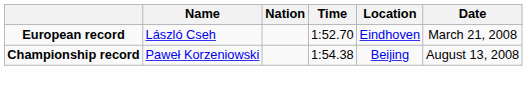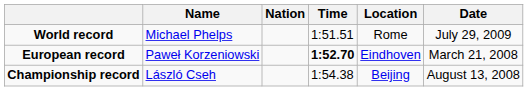+ row: (73, 34)
(181, 34) László Cseh -> (202, 55) Paweł Korzeniowski
(332, 34) normal -> (333, 55) bold
(202, 55) Paweł Korzeniowski -> (181, 75) László Cseh
